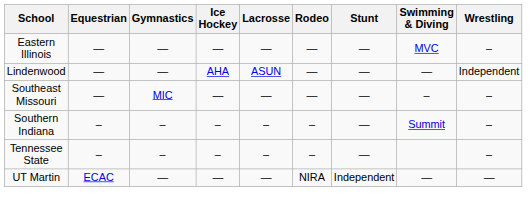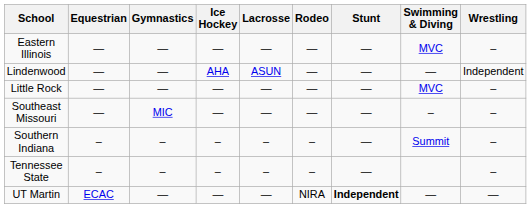+ row: (36, 89)
(364, 177) normal -> (366, 195) bold
